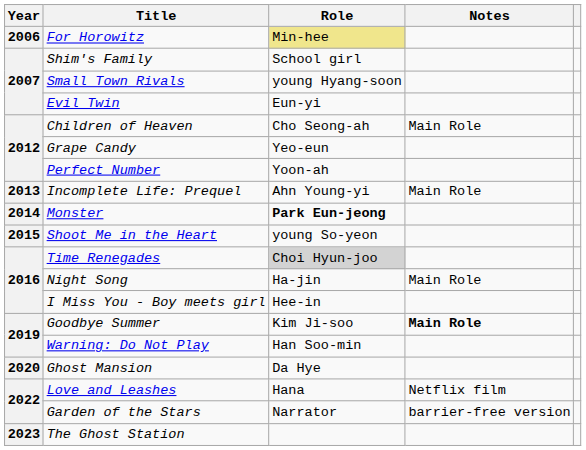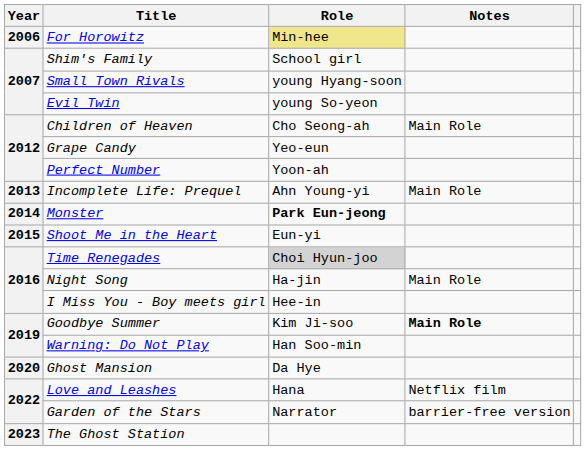(296, 104) Eun-yi -> (325, 104) young So-yeon
(325, 236) young So-yeon -> (296, 236) Eun-yi
